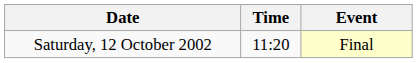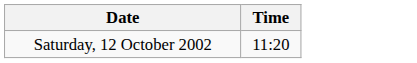- column: (356, 17)
